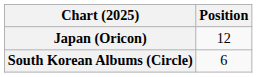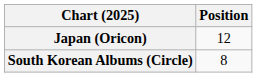(224, 60) 6 -> (224, 60) 8
